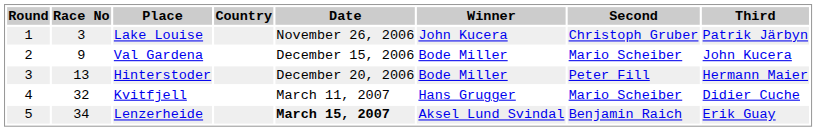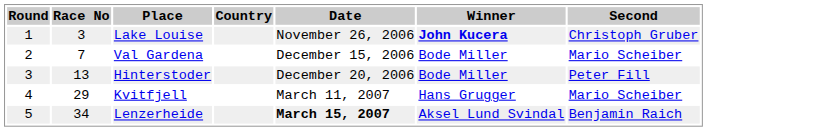- column: (755, 16)
(463, 36) normal -> (463, 36) bold
(81, 55) 9 -> (81, 55) 7
(81, 95) 32 -> (81, 95) 29
